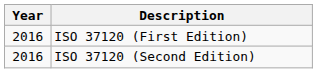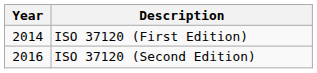(28, 36) 2016 -> (28, 36) 2014
